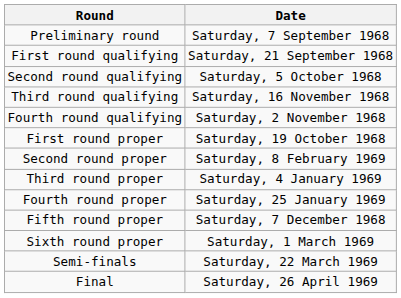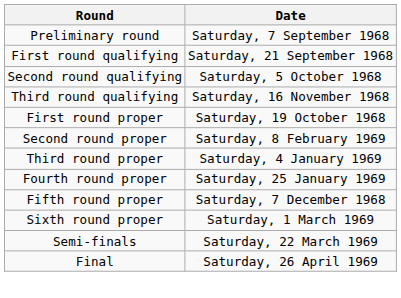- row: (95, 118)
